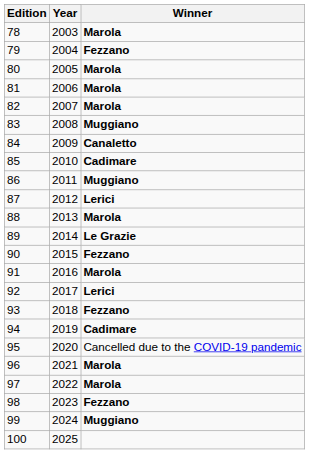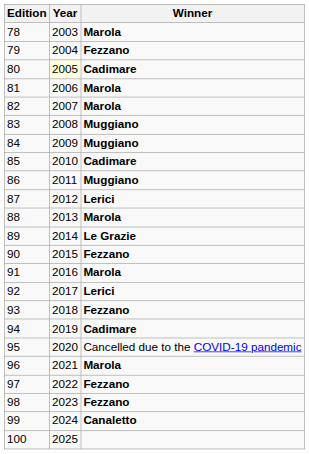(65, 69) no background -> (65, 69) lightyellow background
(102, 69) Marola -> (110, 69) Cadimare
(110, 143) Canaletto -> (111, 143) Muggiano
(102, 384) Marola -> (106, 384) Fezzano
(111, 421) Muggiano -> (110, 421) Canaletto
